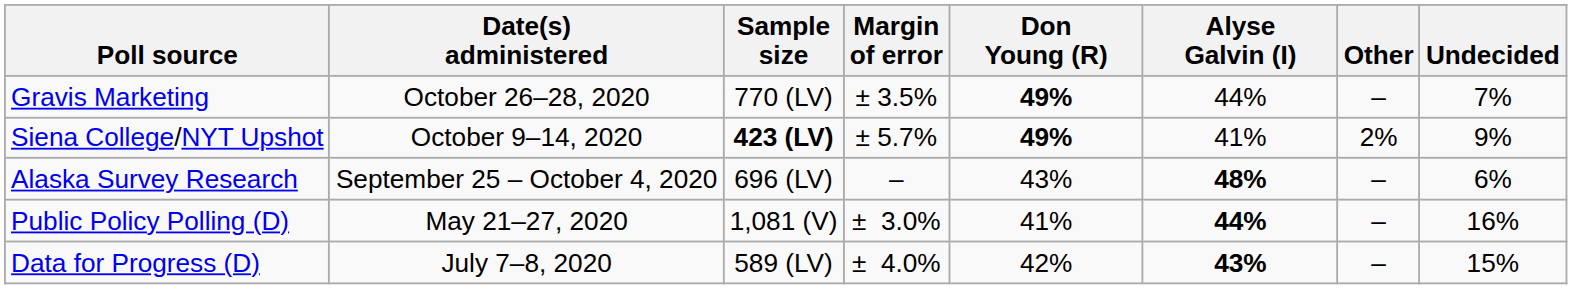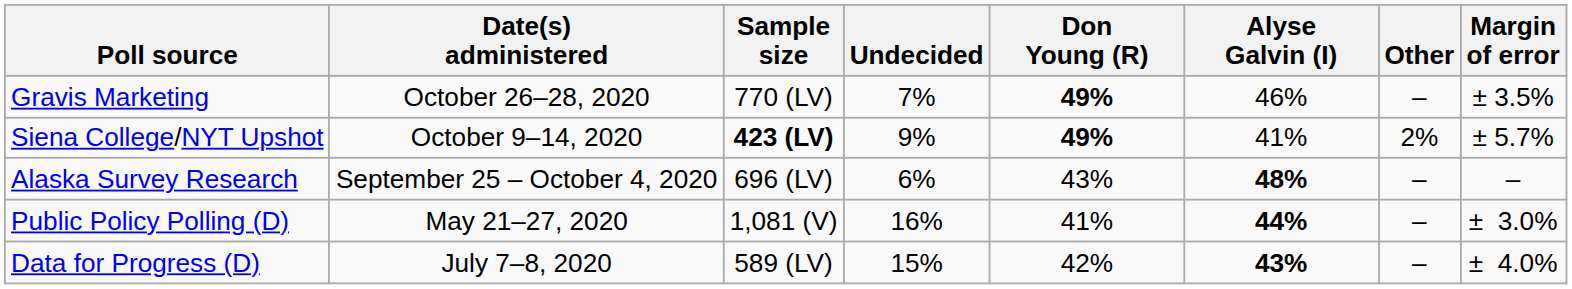columns swapped: (896, 41) <-> (1493, 55)
(1240, 97) 44% -> (1281, 97) 46%
